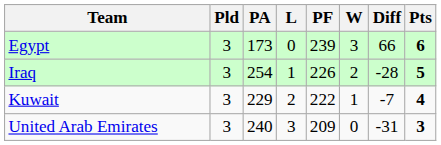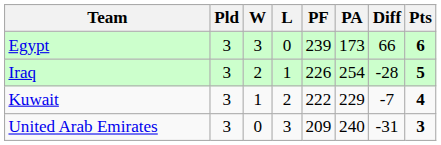columns swapped: (354, 18) <-> (260, 18)
